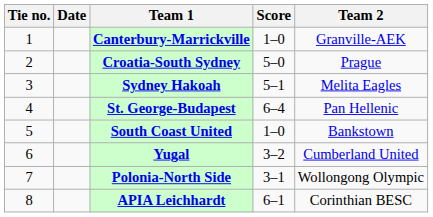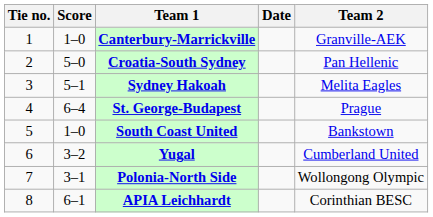columns swapped: (72, 16) <-> (274, 16)
(361, 62) Prague -> (361, 62) Pan Hellenic
(361, 108) Pan Hellenic -> (361, 108) Prague
